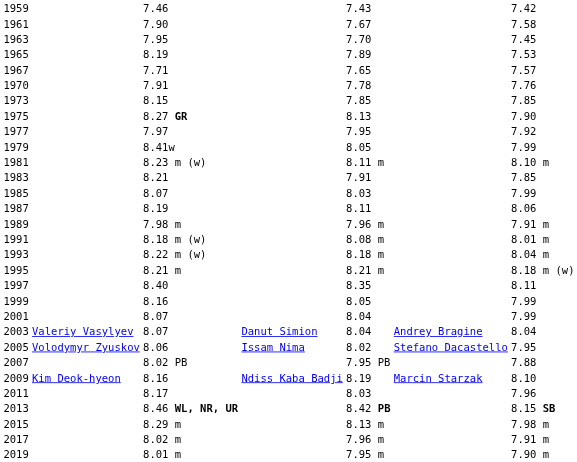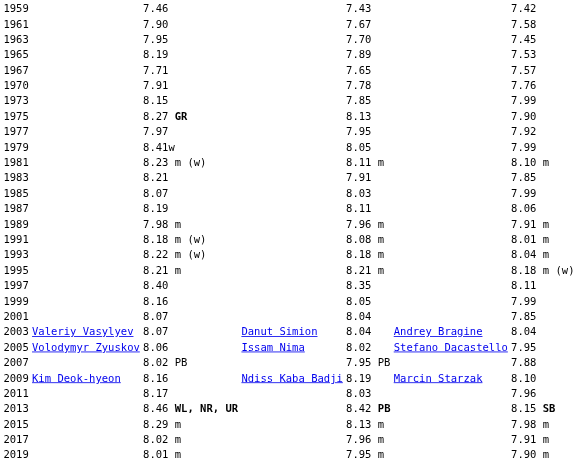(524, 101) 7.85 -> (524, 101) 7.99
(524, 316) 7.99 -> (524, 316) 7.85
